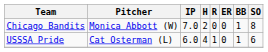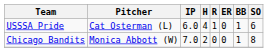rows swapped: (46, 26) <-> (35, 40)
